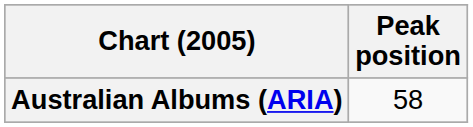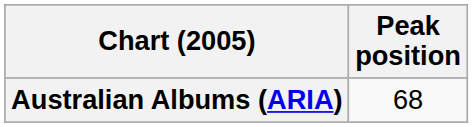(408, 99) 58 -> (408, 99) 68
